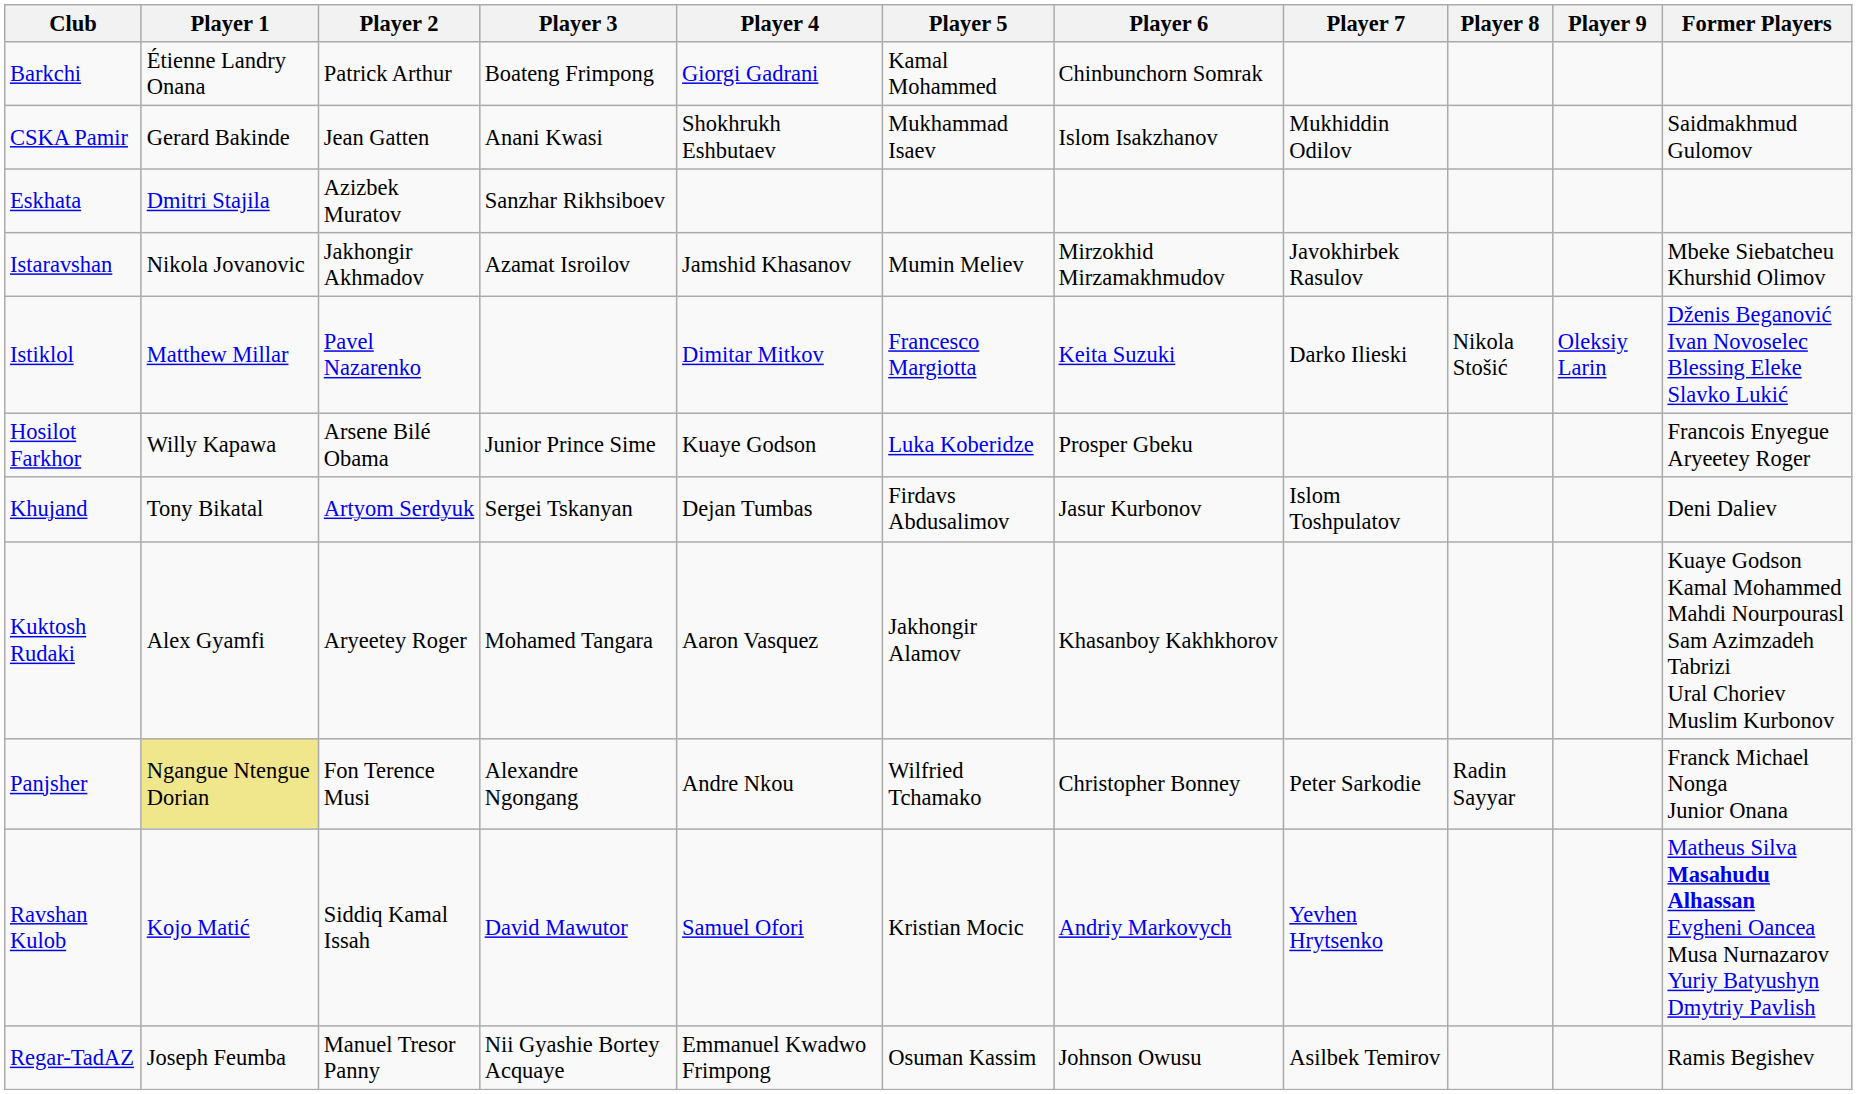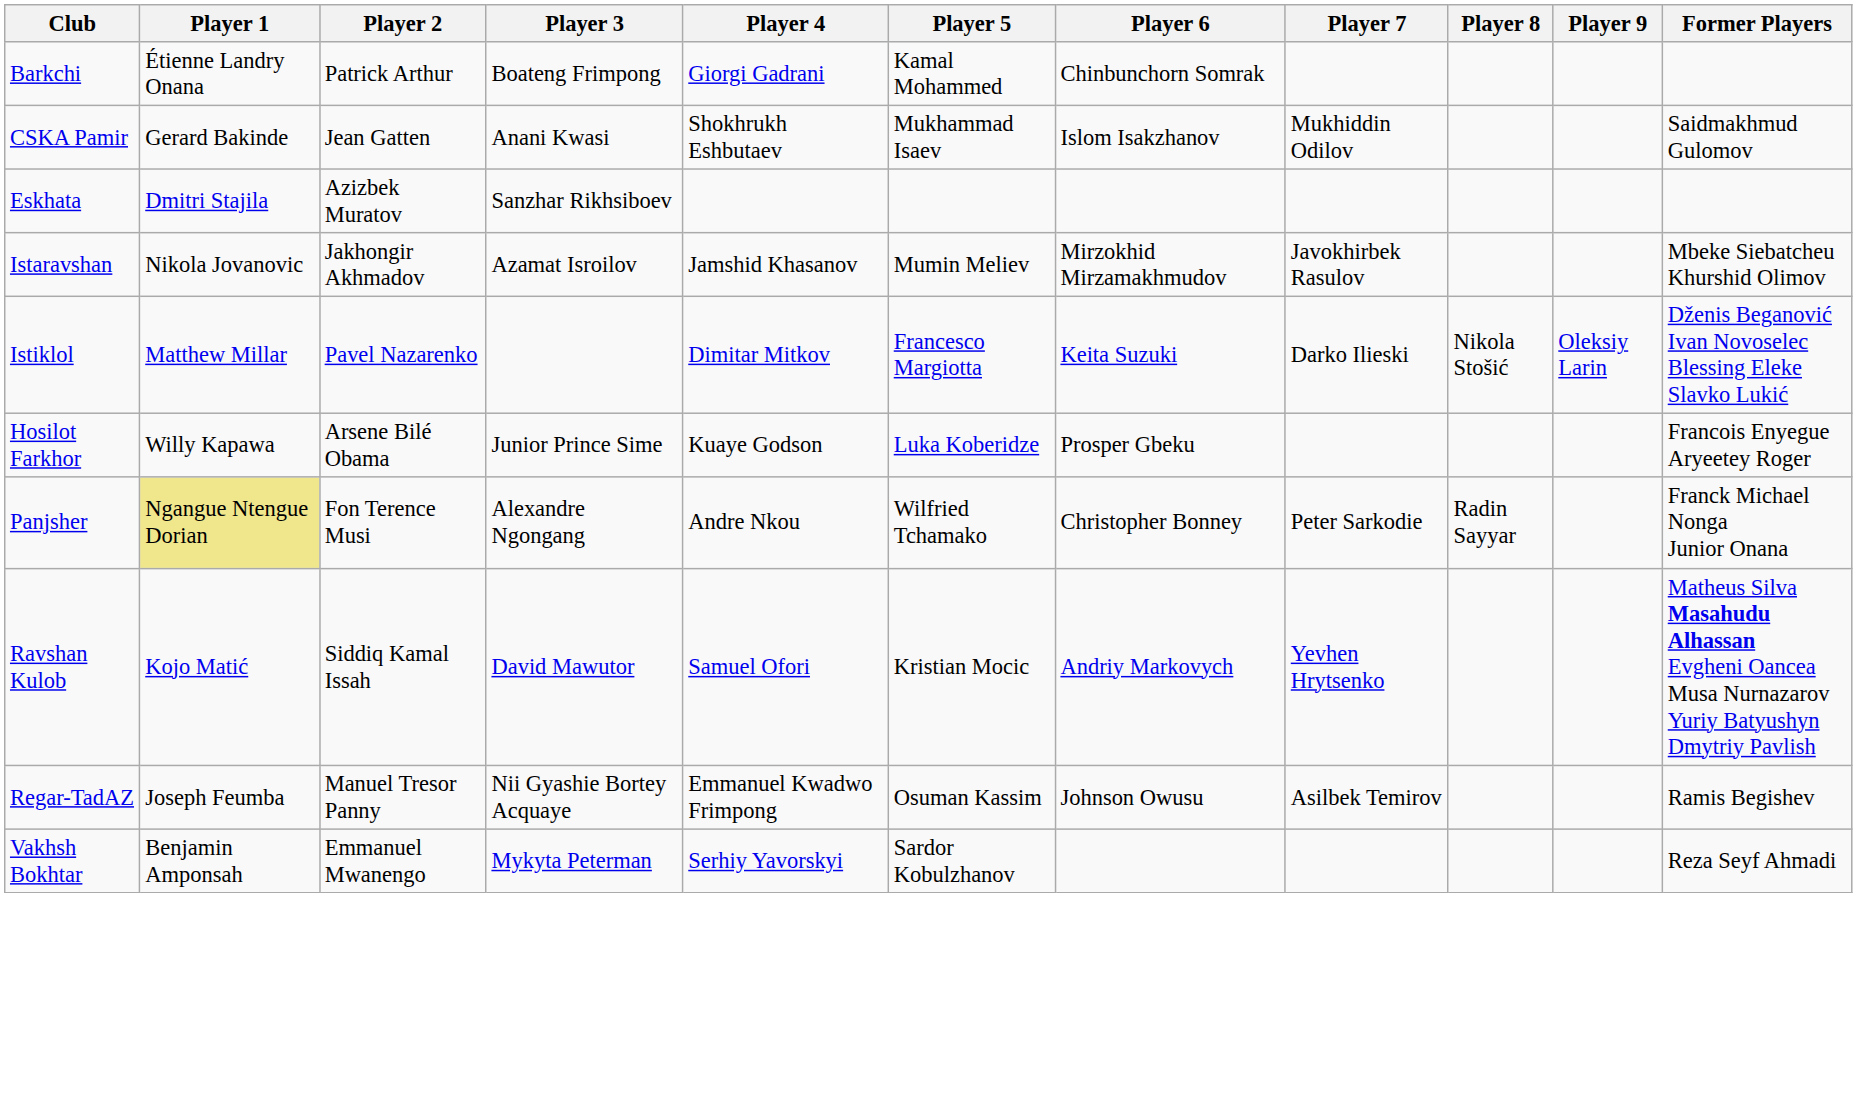- row: (49, 509)
- row: (48, 639)
+ row: (46, 860)
